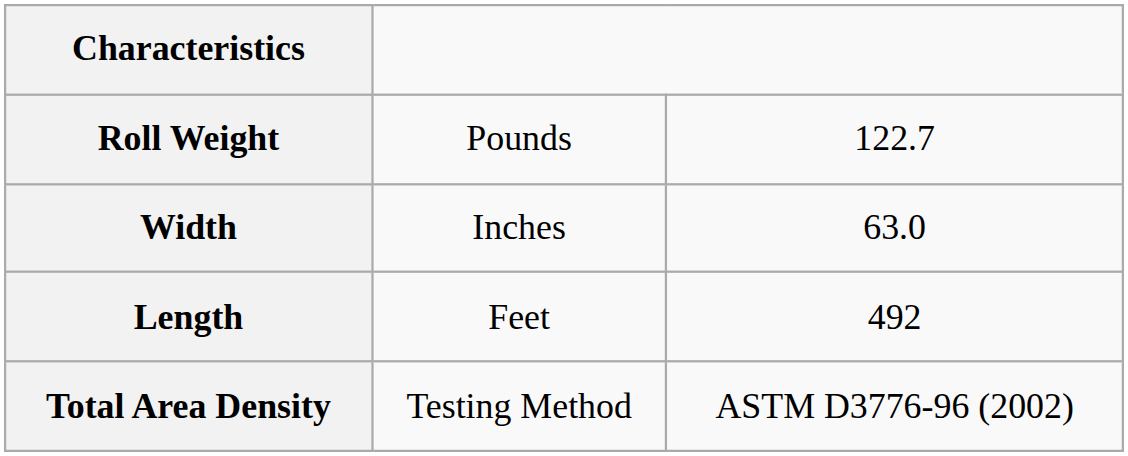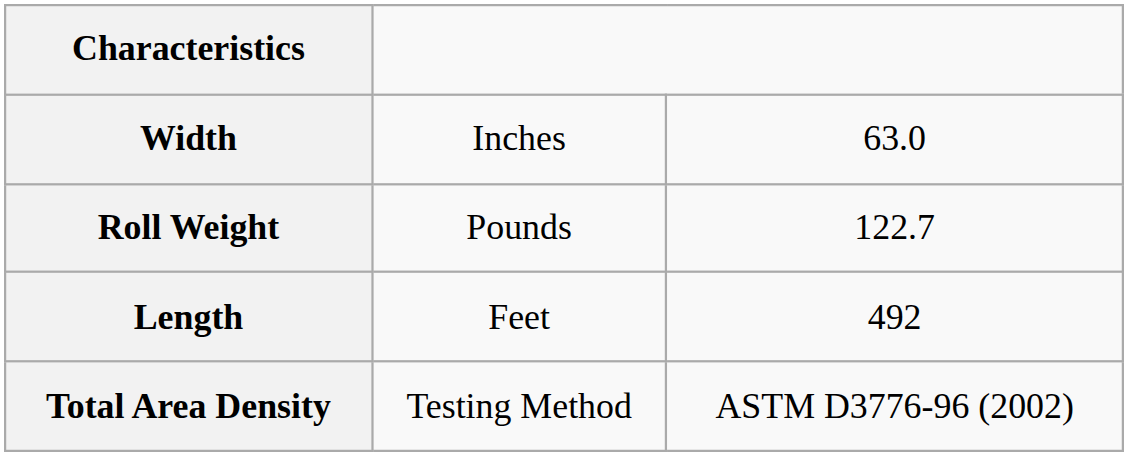rows swapped: (188, 138) <-> (188, 227)
